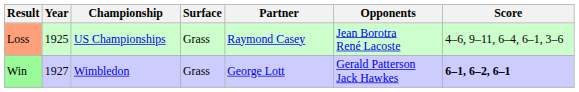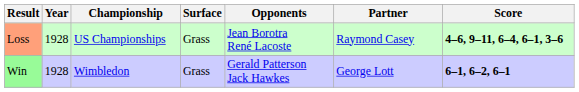columns swapped: (279, 13) <-> (388, 13)
(57, 39) 1925 -> (57, 39) 1928
(504, 39) normal -> (504, 39) bold
(57, 71) 1927 -> (57, 71) 1928
